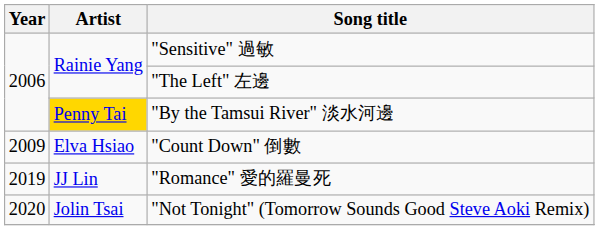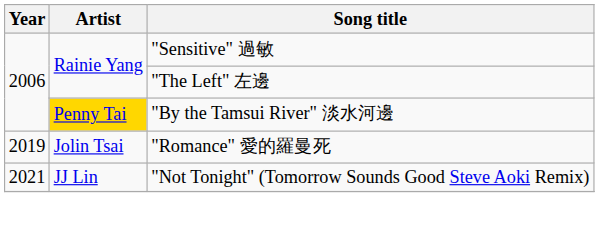- row: (226, 146)
(76, 178) JJ Lin -> (89, 146) Jolin Tsai
(27, 209) 2020 -> (27, 177) 2021
(89, 209) Jolin Tsai -> (76, 177) JJ Lin
